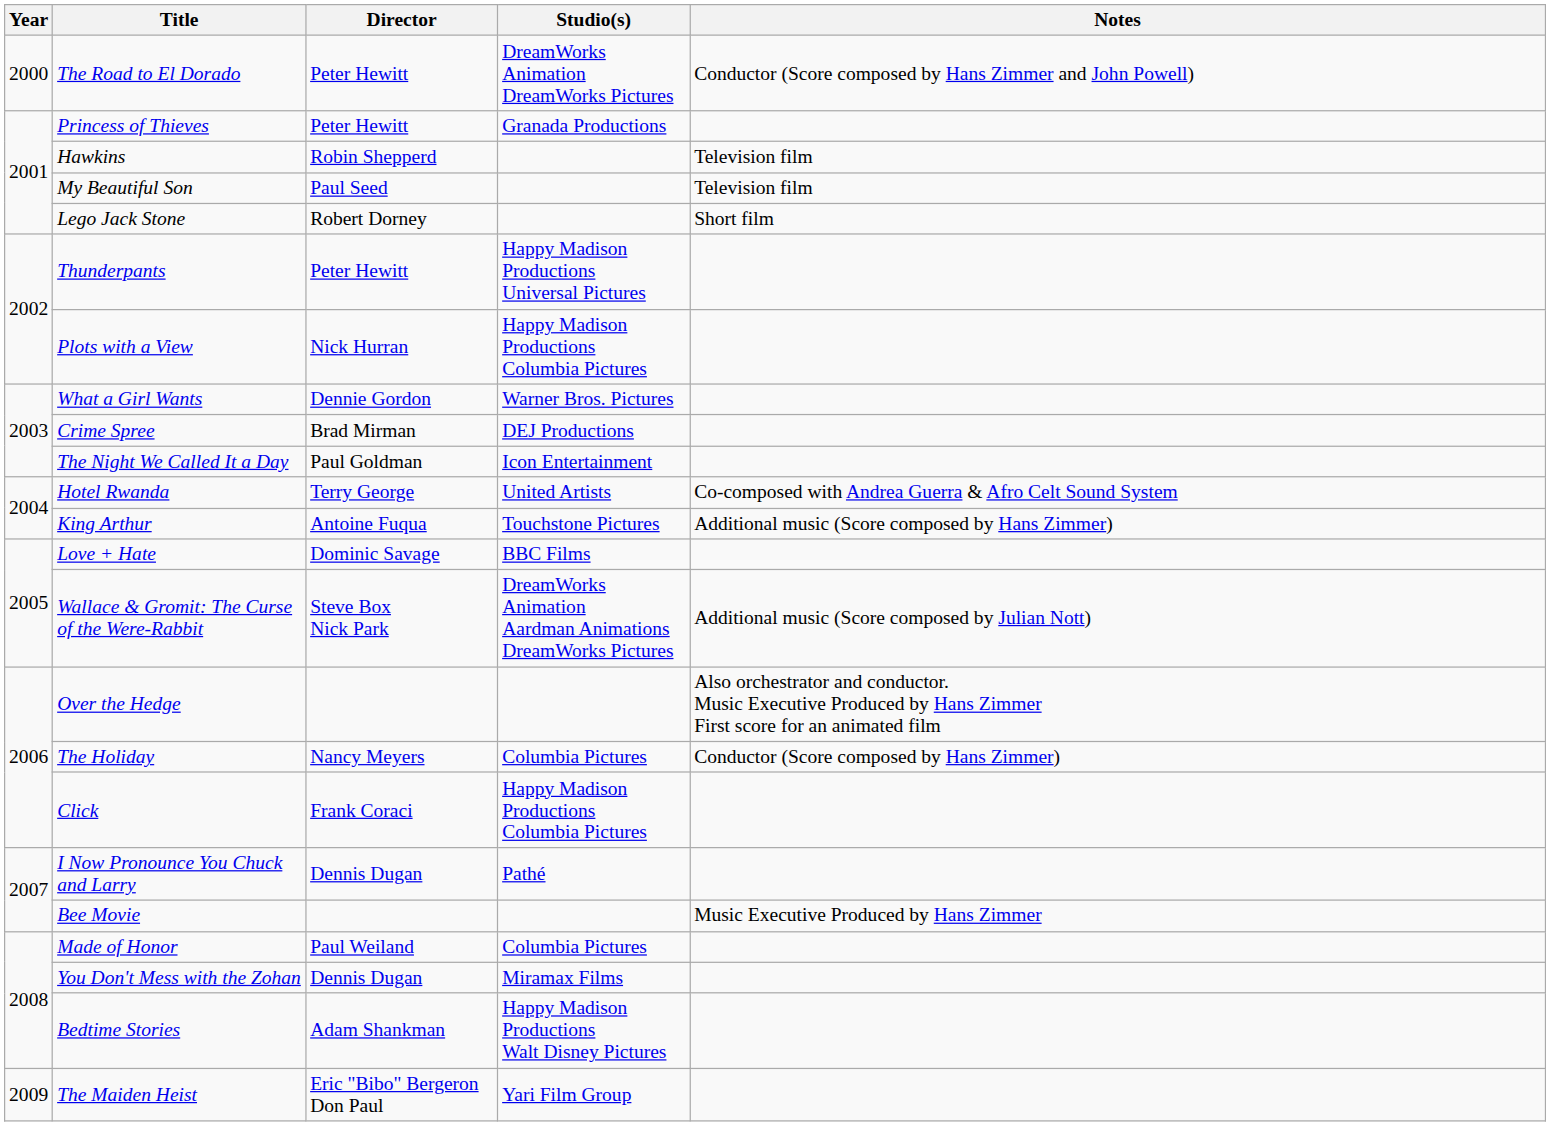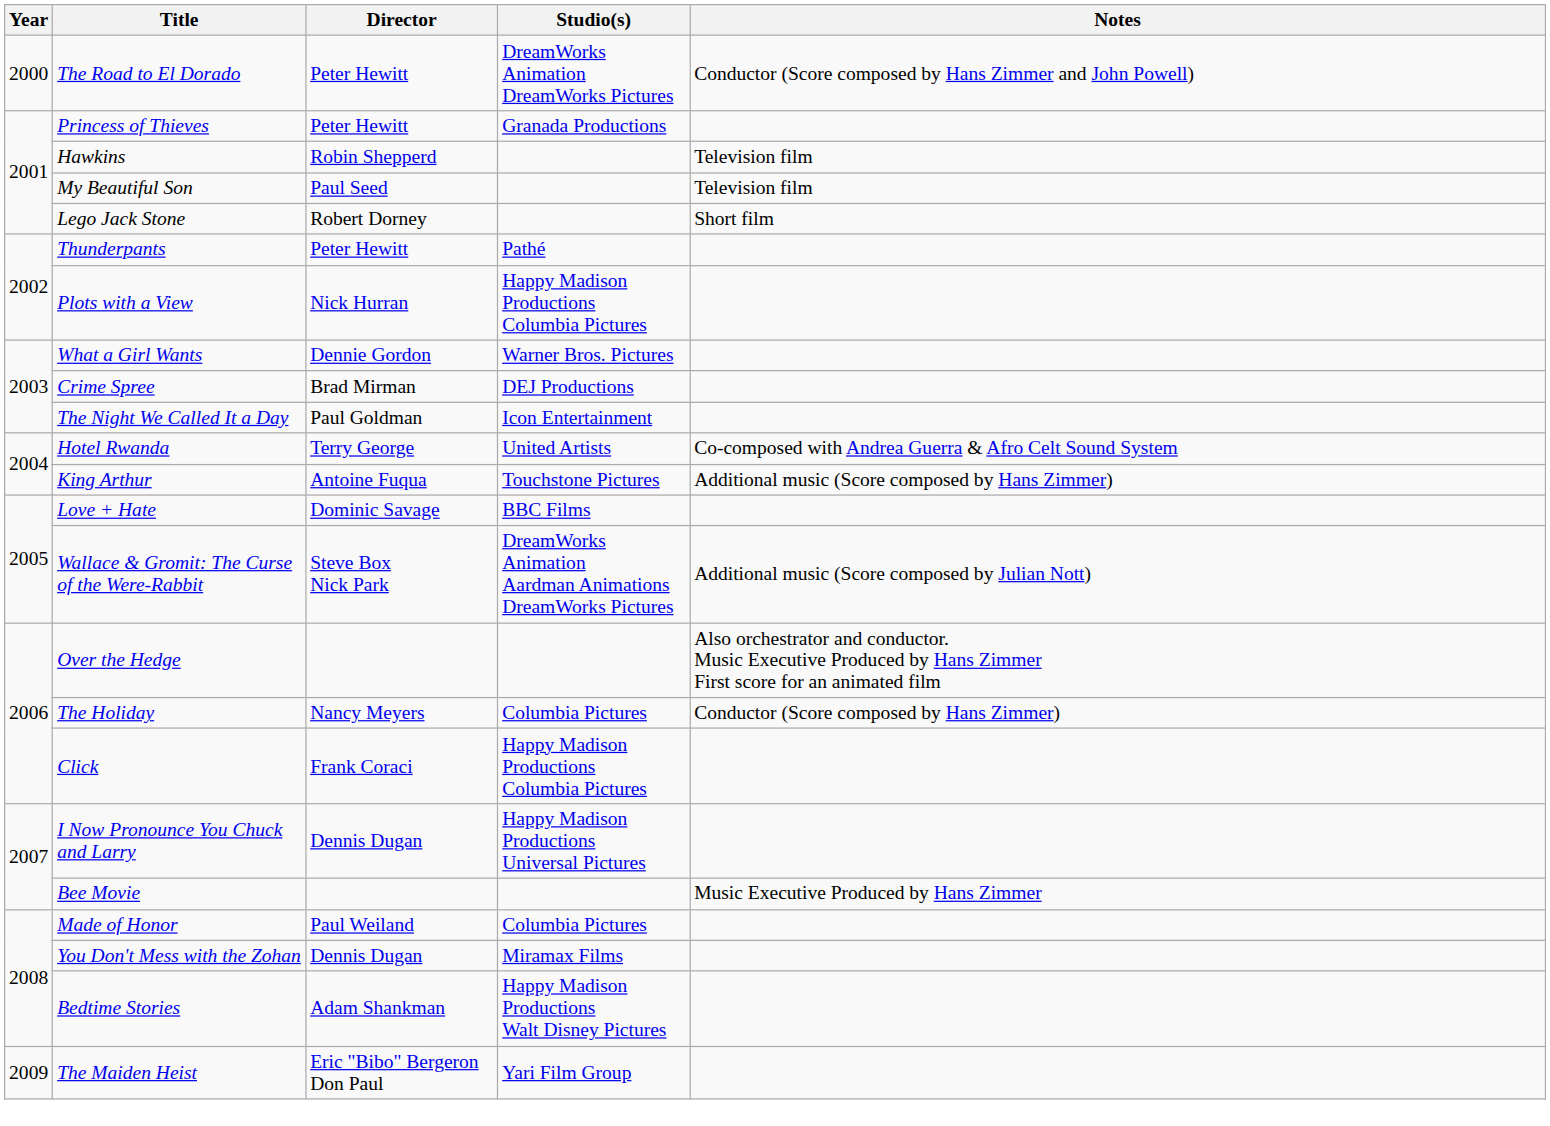(574, 271) Happy Madison Productions Universal Pictures -> (524, 249) Pathé
(524, 873) Pathé -> (574, 840) Happy Madison Productions Universal Pictures
